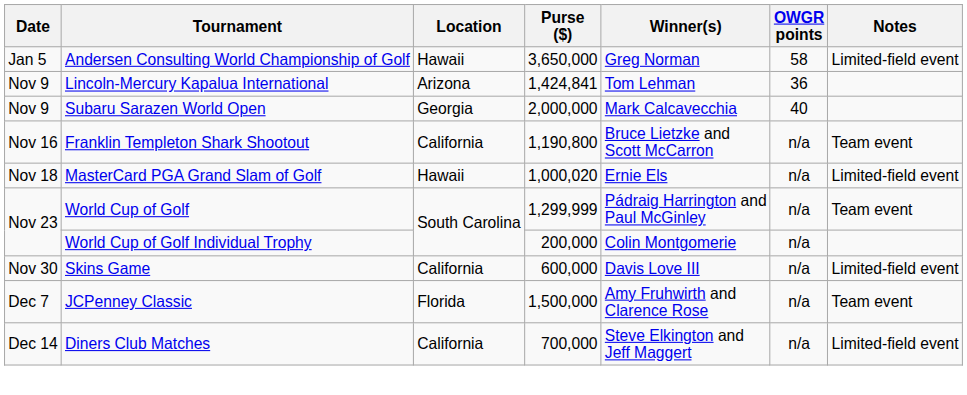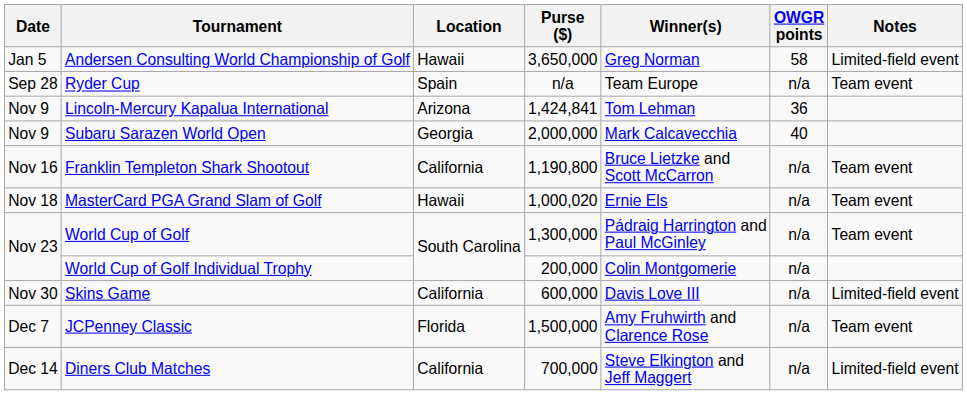+ row: (102, 84)
(895, 176) Limited-field event -> (872, 201) Team event
(563, 210) 1,299,999 -> (563, 234) 1,300,000
